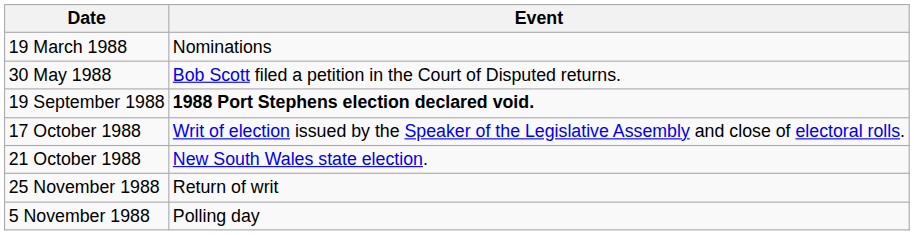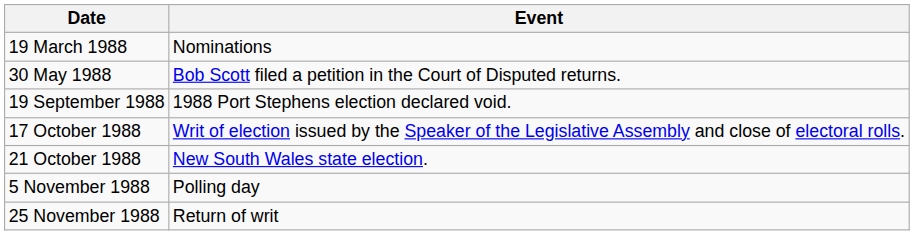(353, 103) bold -> (342, 103) normal
rows swapped: (79, 215) <-> (84, 187)
